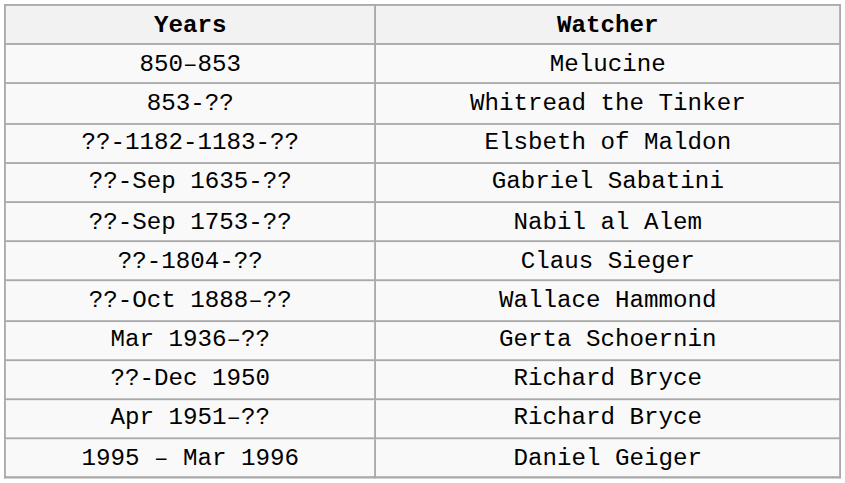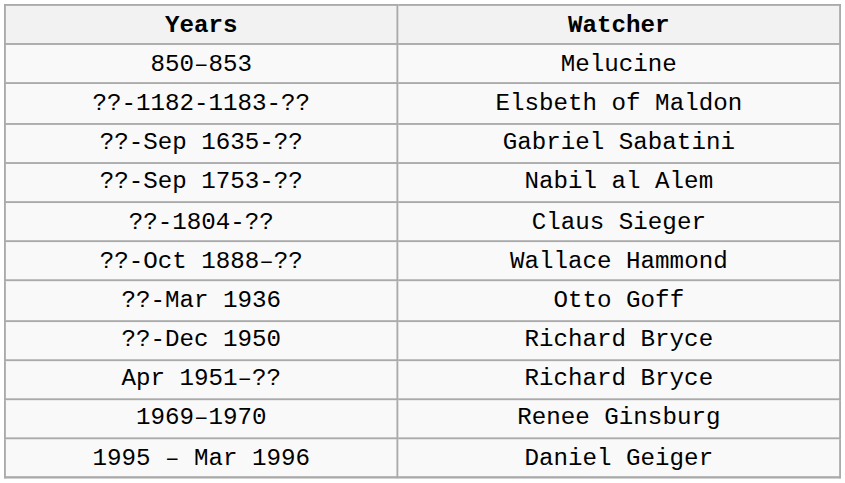- row: (190, 103)
+ row: (201, 300)
- row: (190, 340)
+ row: (201, 419)
